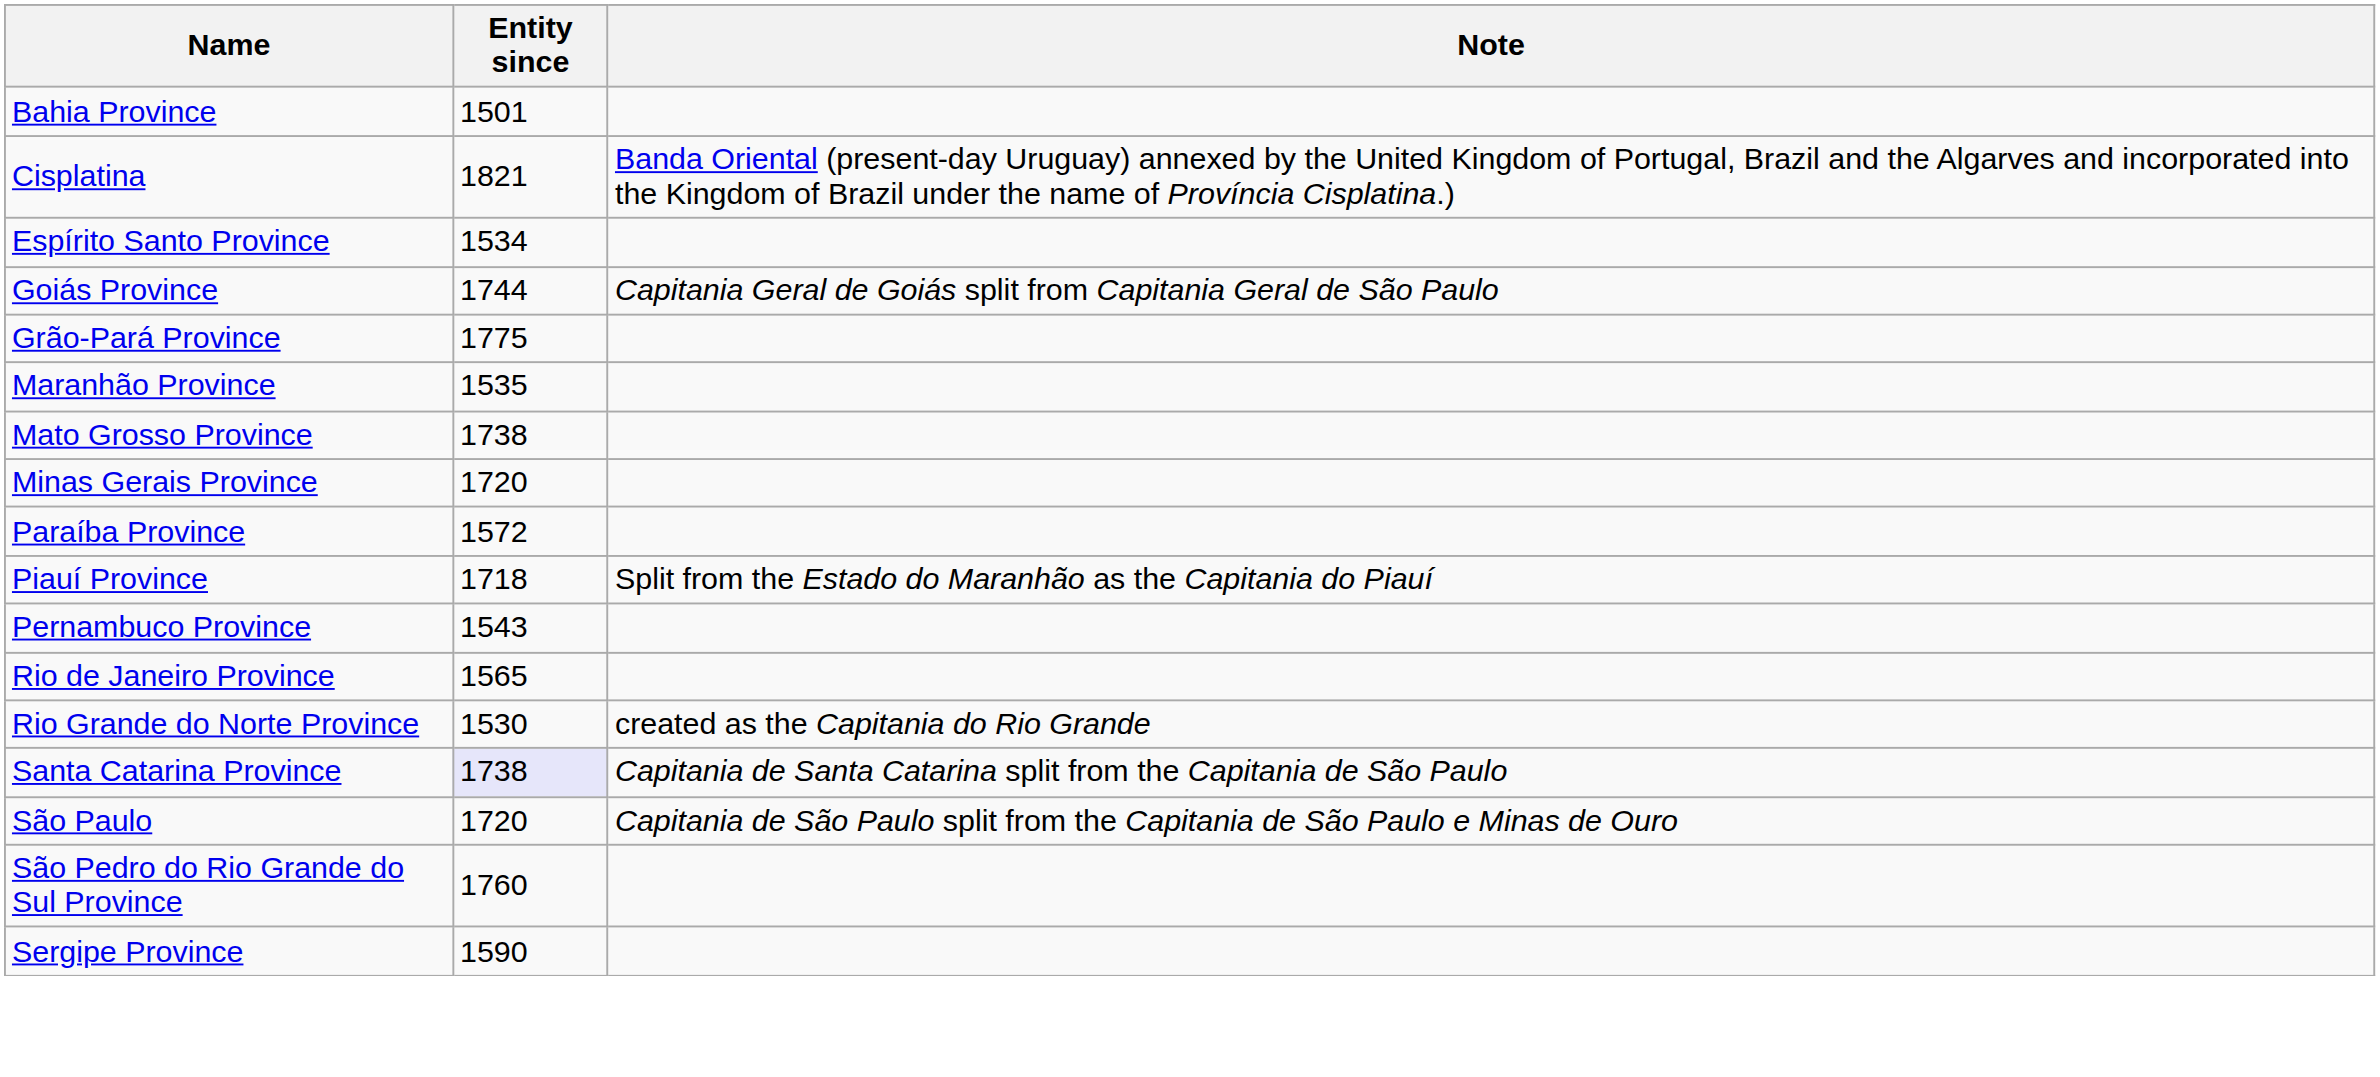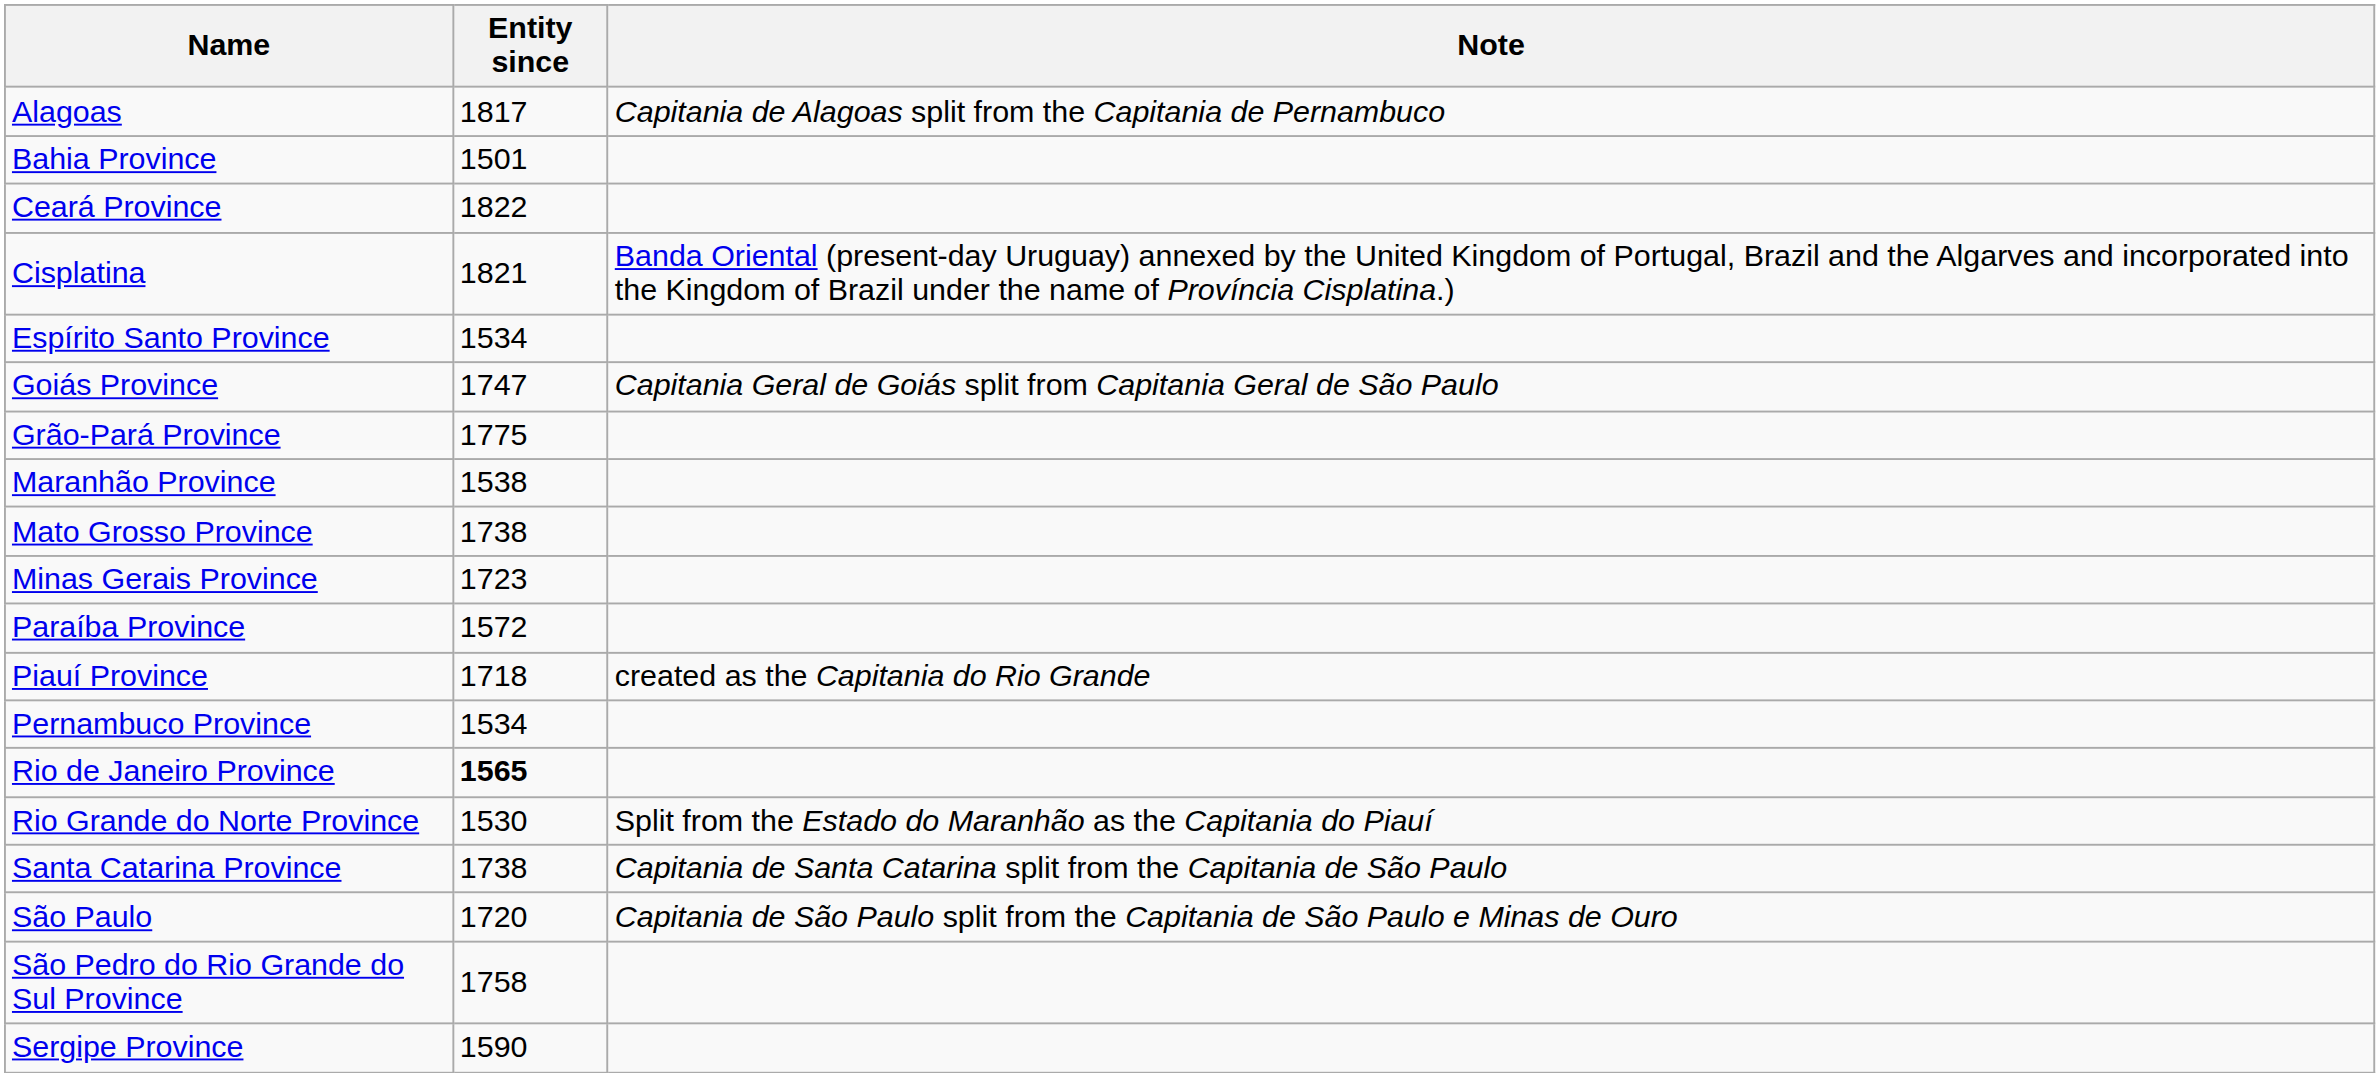+ row: (67, 111)
+ row: (117, 207)
(494, 289) 1744 -> (494, 386) 1747
(494, 386) 1535 -> (494, 482) 1538
(494, 482) 1720 -> (494, 579) 1723
(1024, 579) Split from the Estado do Maranhão as the Capitania do Piauí -> (883, 675) created as the Capitania do Rio Grande
(494, 627) 1543 -> (494, 723) 1534
(494, 675) normal -> (494, 771) bold
(883, 723) created as the Capitania do Rio Grande -> (1024, 820) Split from the Estado do Maranhão as the Capitania do Piauí
(494, 771) lavender background -> (494, 868) no background
(494, 885) 1760 -> (494, 981) 1758
